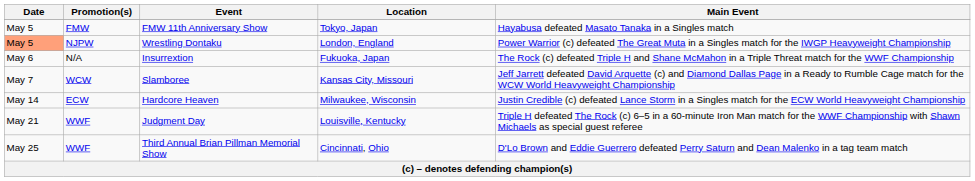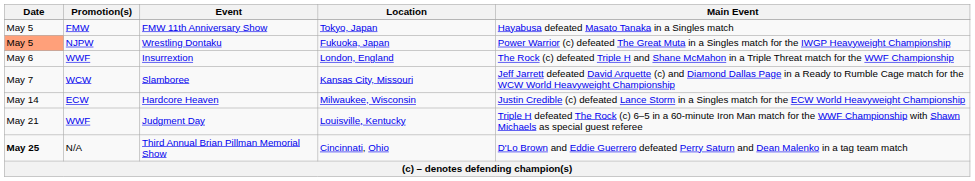(357, 43) London, England -> (355, 43) Fukuoka, Japan
(74, 58) N/A -> (78, 58) WWF
(355, 58) Fukuoka, Japan -> (357, 58) London, England
(23, 148) normal -> (23, 148) bold
(78, 148) WWF -> (74, 148) N/A
